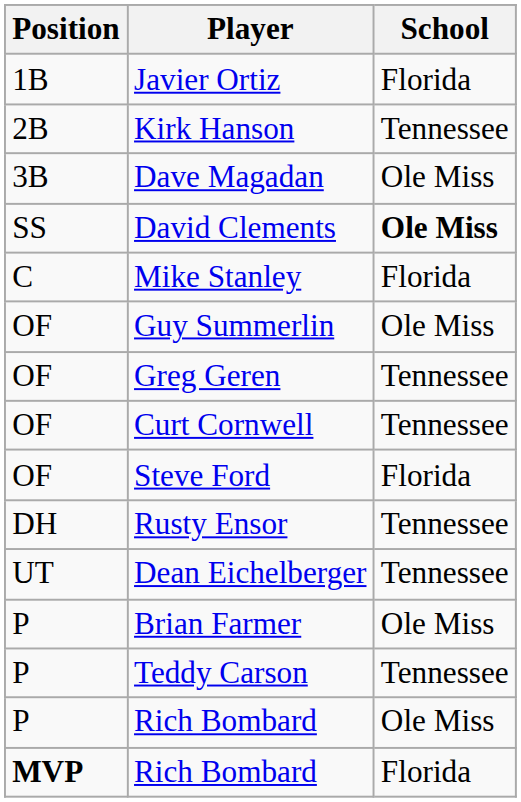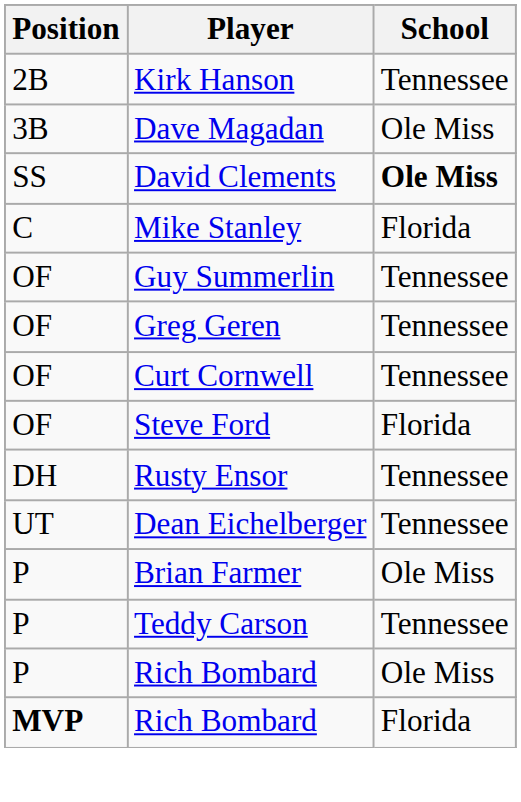- row: (30, 78)
(438, 326) Ole Miss -> (445, 276) Tennessee
